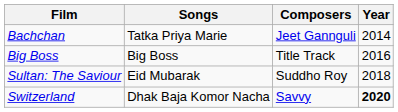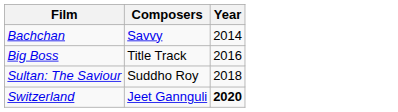- column: (199, 14)
(316, 35) Jeet Gannguli -> (145, 35) Savvy
(293, 96) Savvy -> (167, 96) Jeet Gannguli
